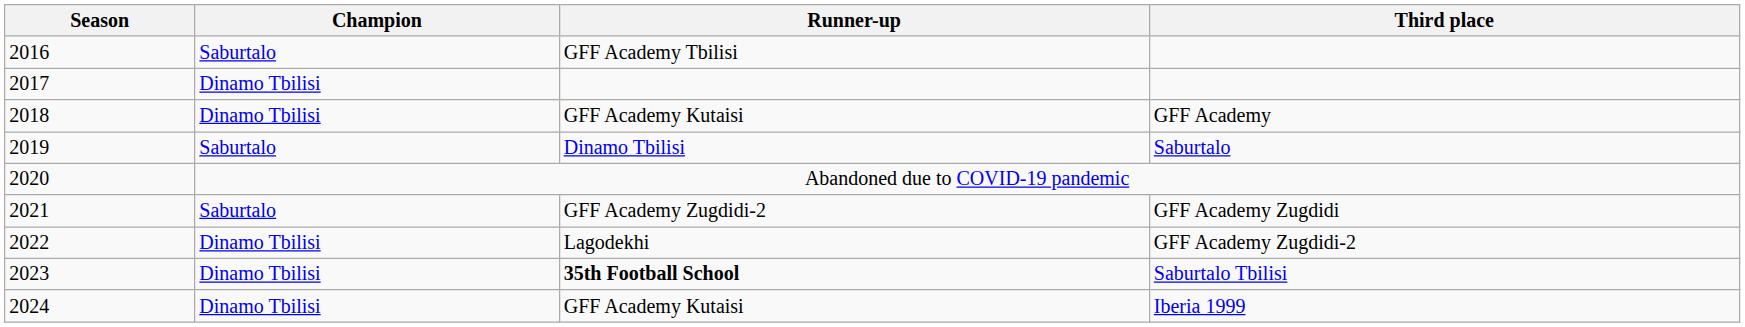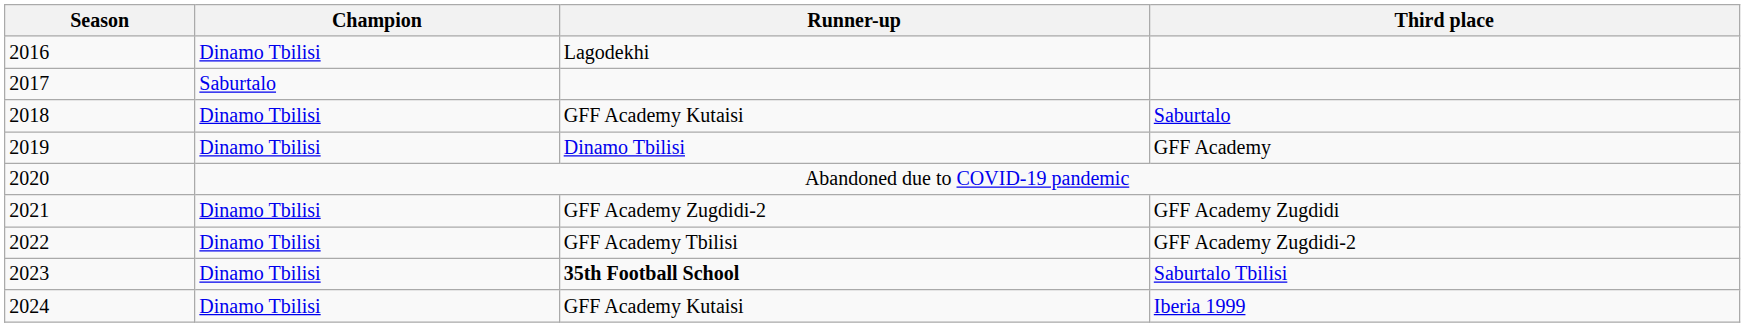(238, 52) Saburtalo -> (260, 52) Dinamo Tbilisi
(651, 52) GFF Academy Tbilisi -> (606, 52) Lagodekhi
(260, 83) Dinamo Tbilisi -> (238, 83) Saburtalo
(1212, 115) GFF Academy -> (1192, 115) Saburtalo
(238, 147) Saburtalo -> (260, 147) Dinamo Tbilisi
(1192, 147) Saburtalo -> (1212, 147) GFF Academy
(238, 210) Saburtalo -> (260, 210) Dinamo Tbilisi
(606, 242) Lagodekhi -> (651, 242) GFF Academy Tbilisi
